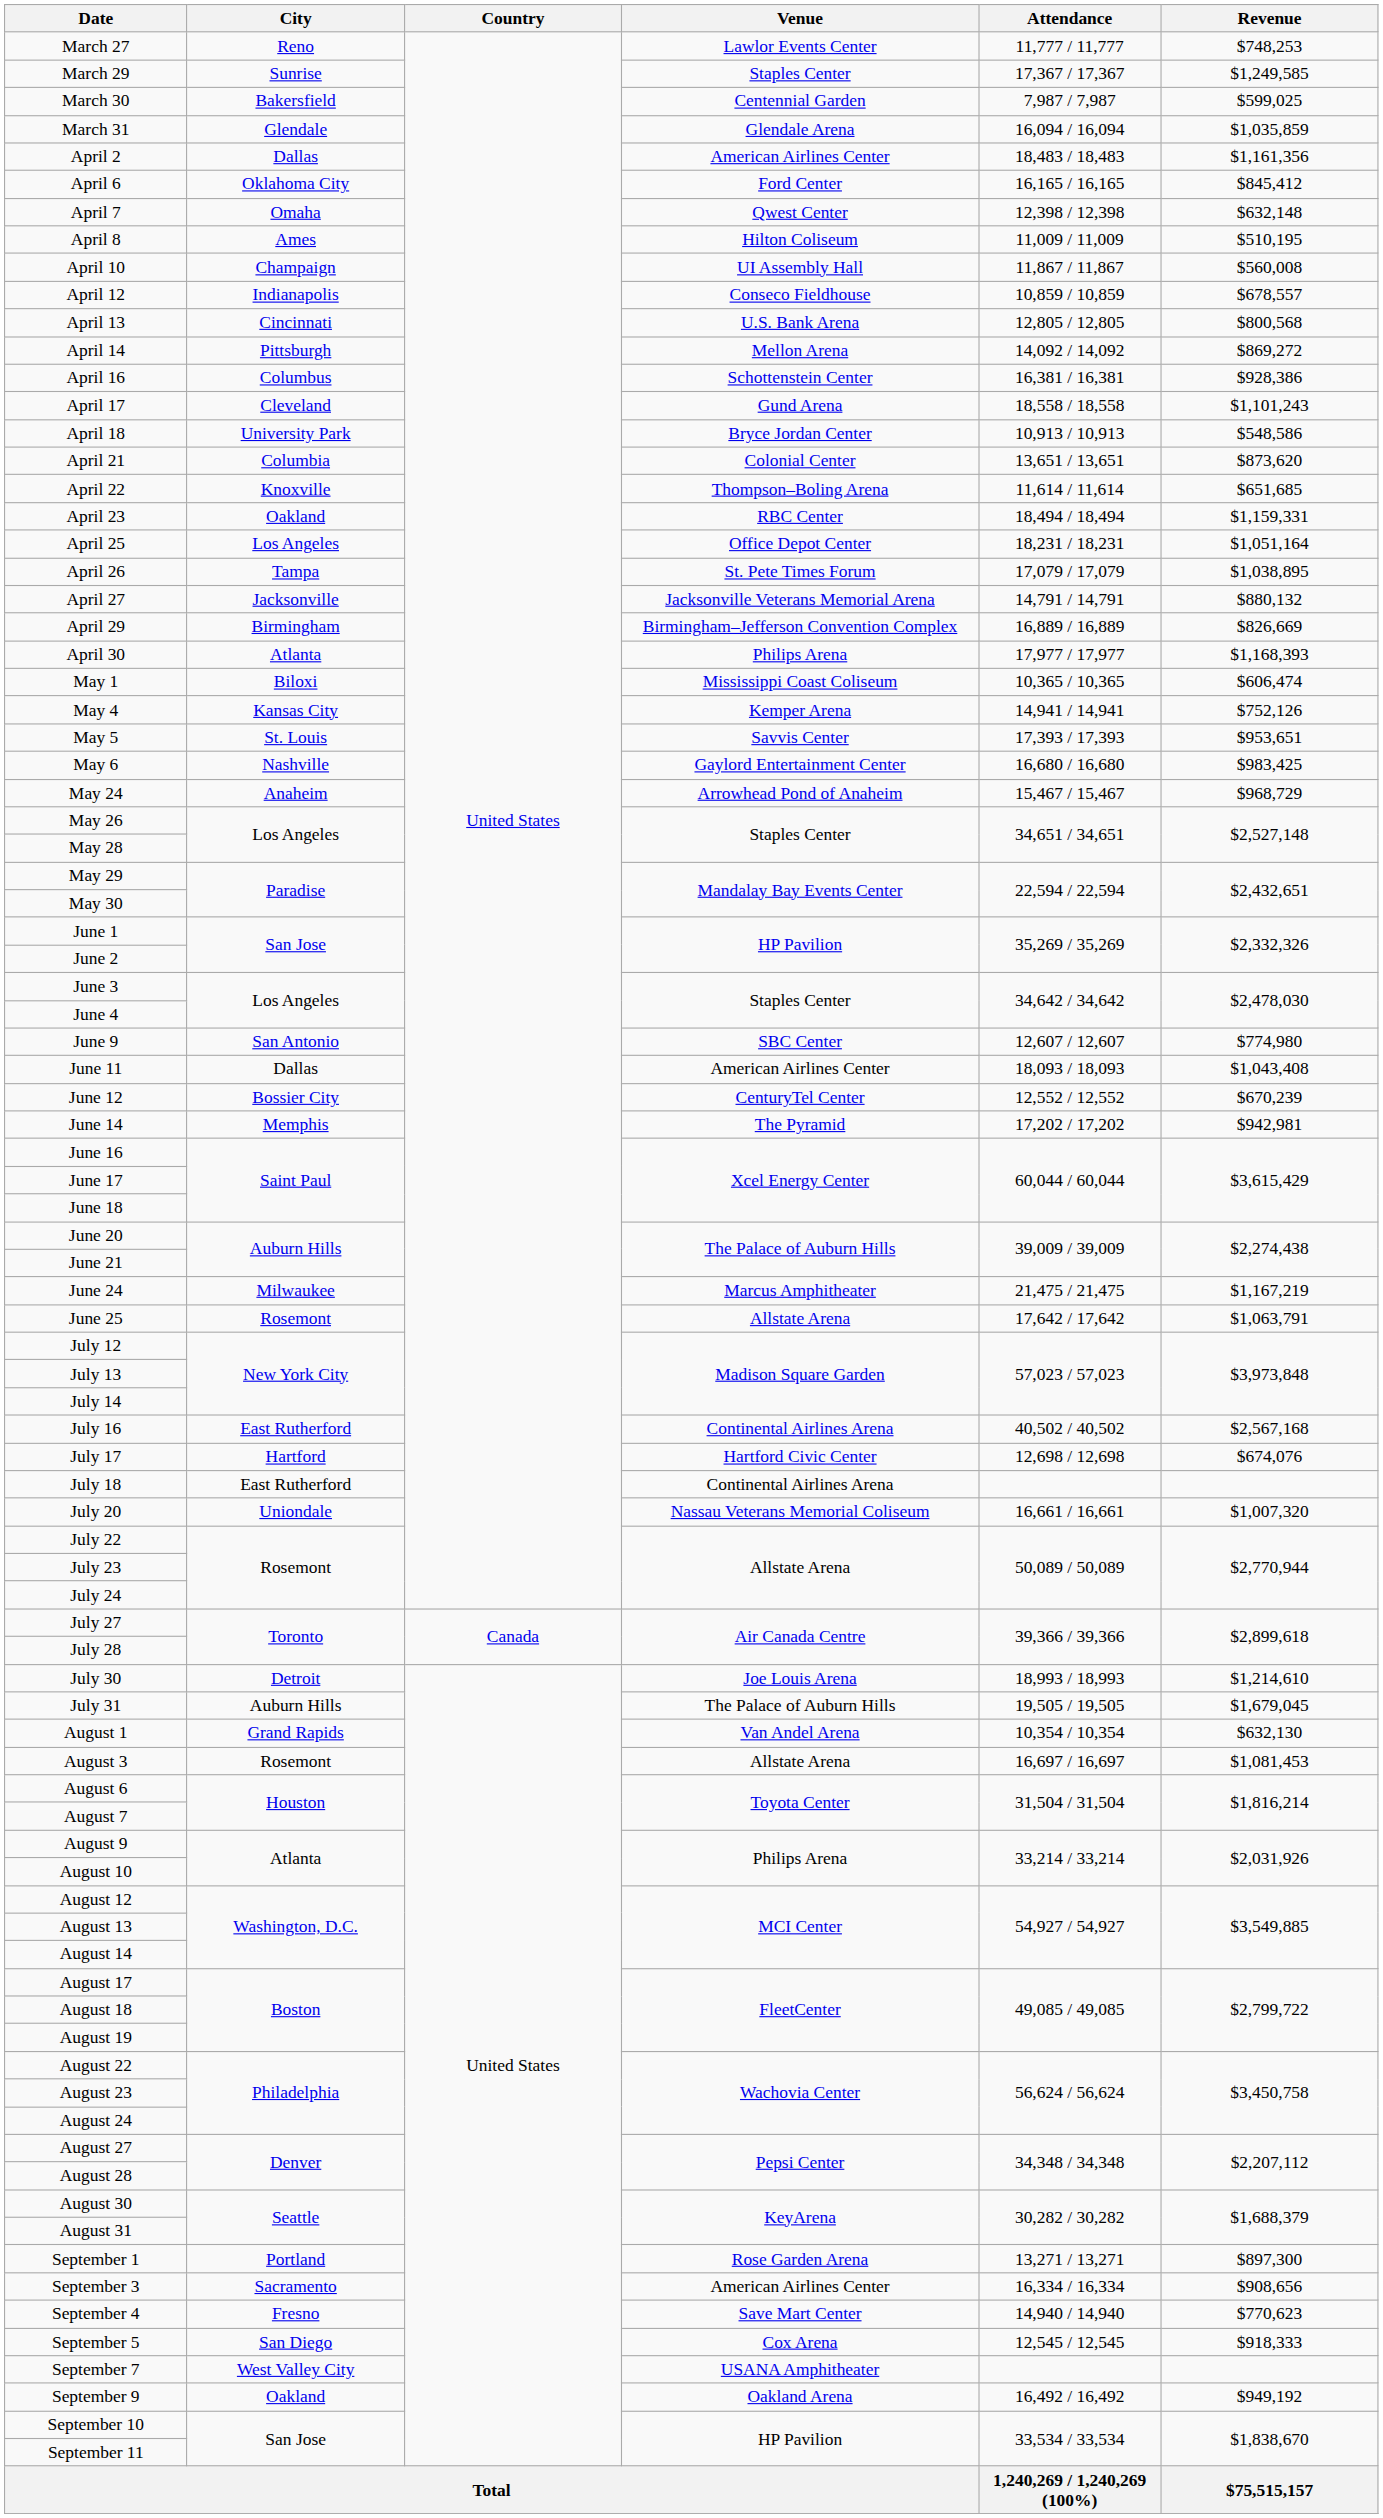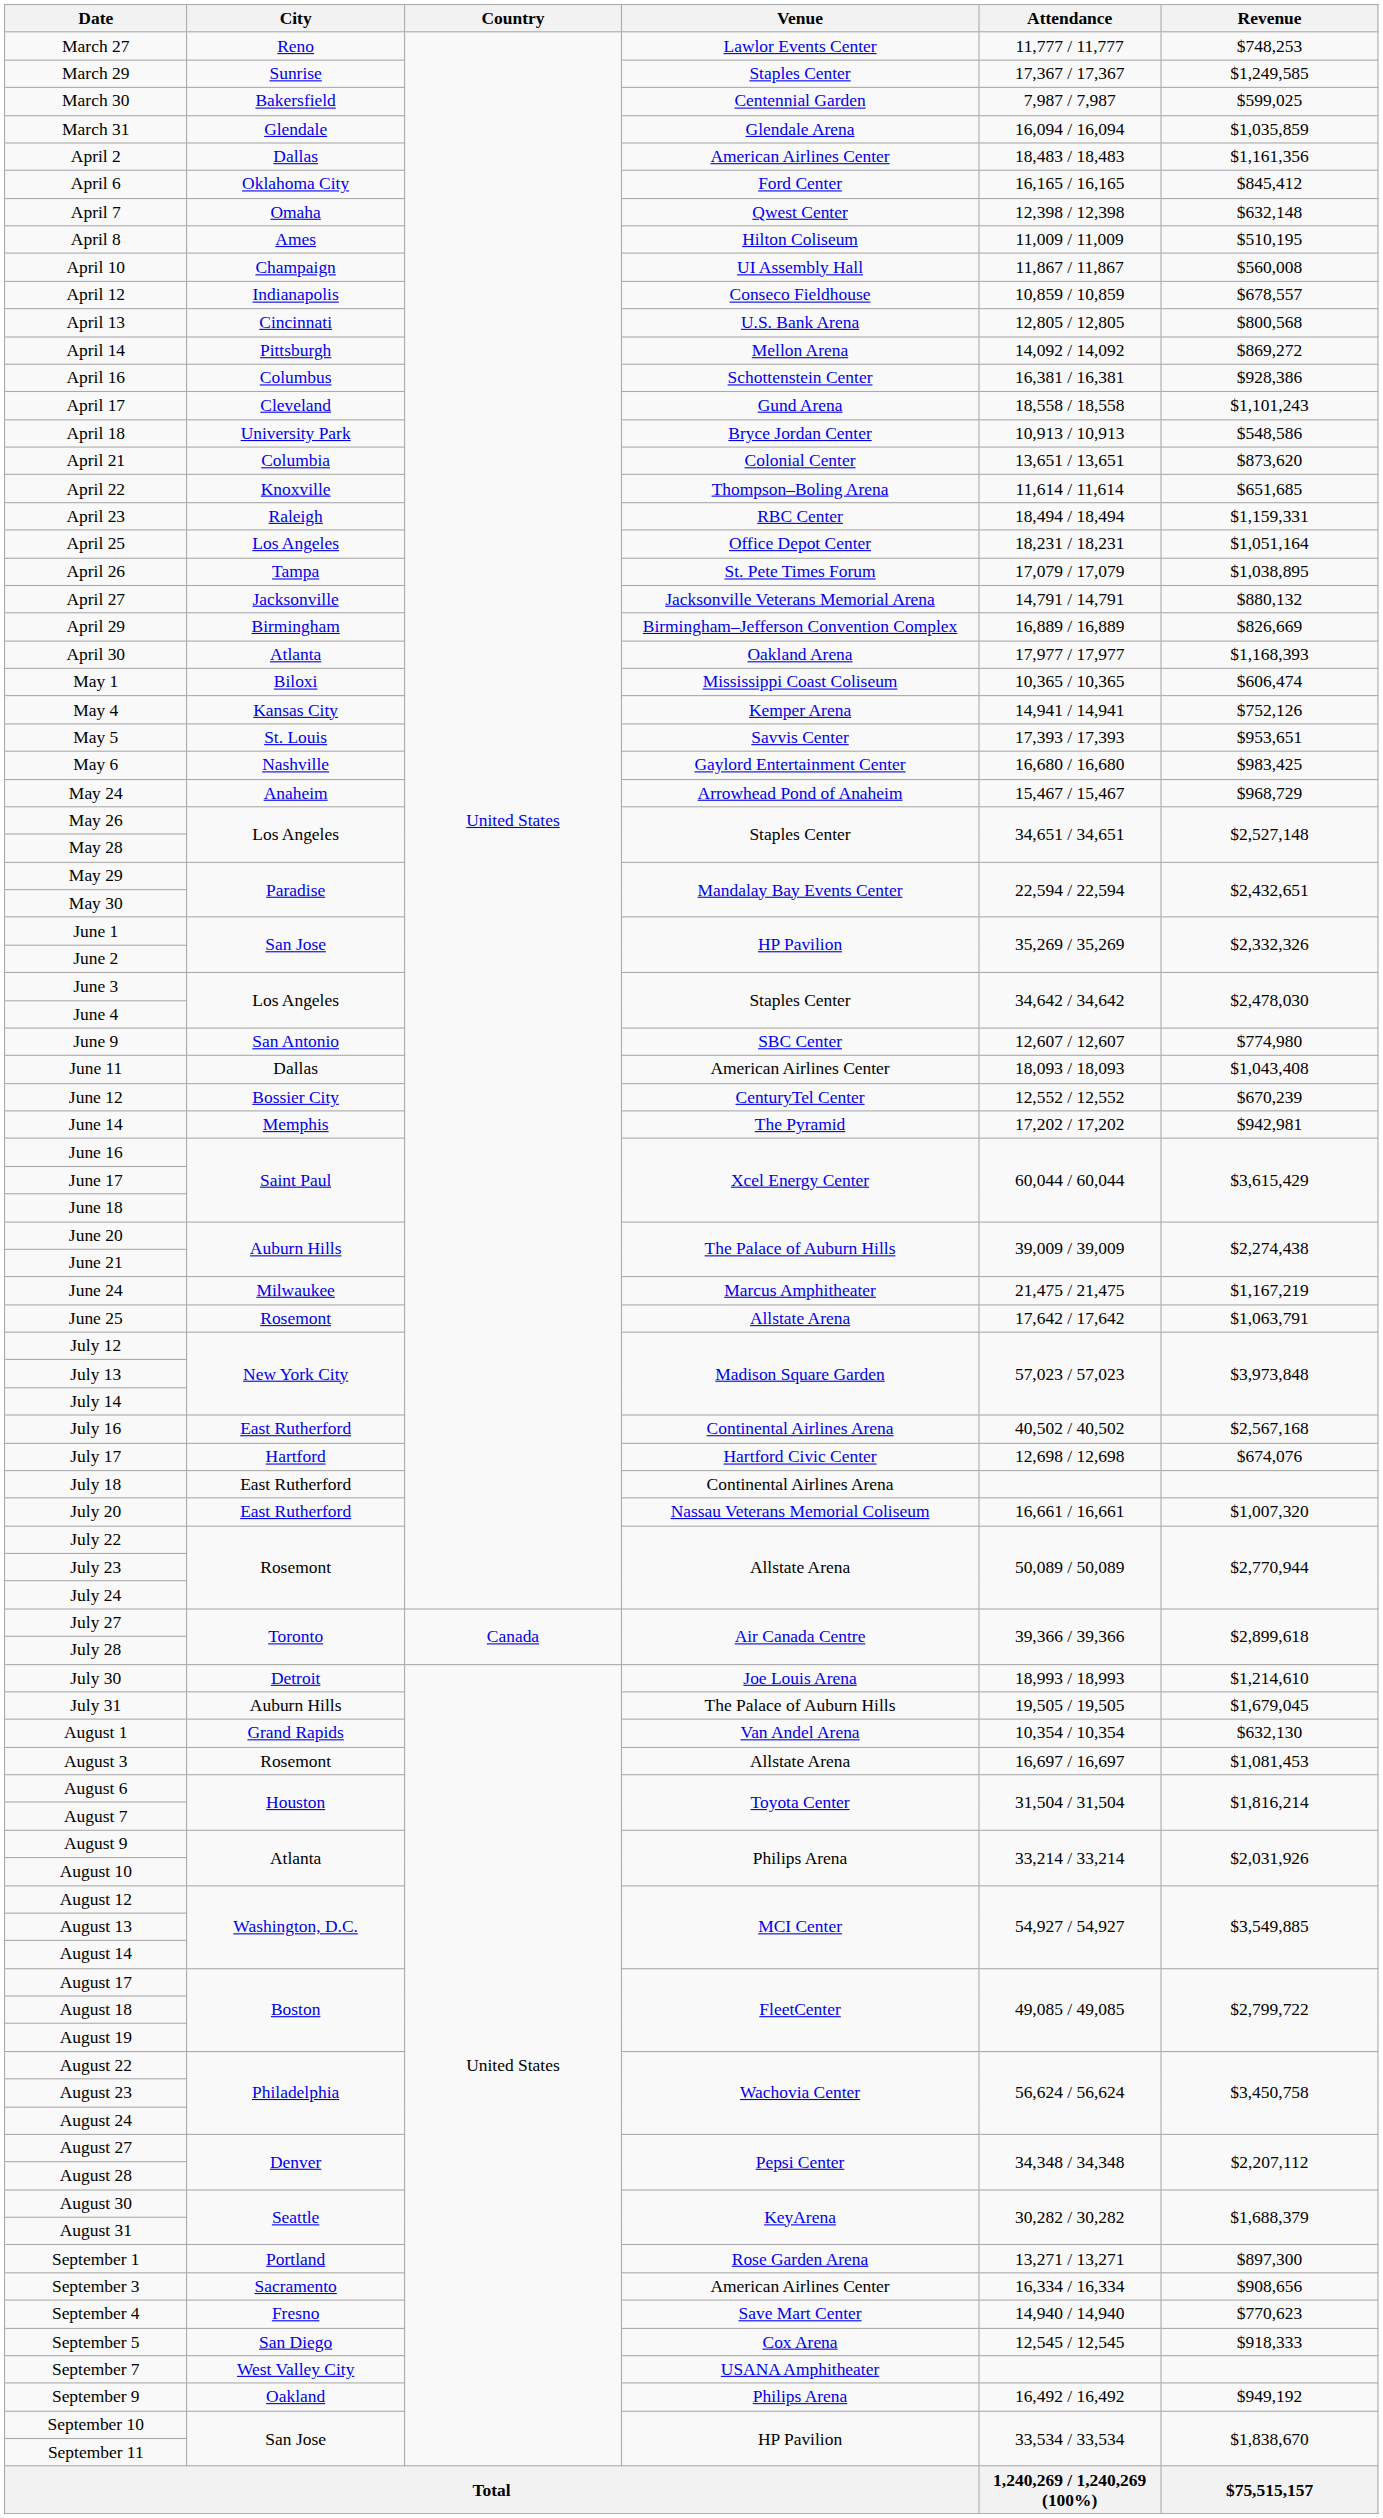(296, 516) Oakland -> (296, 516) Raleigh
(800, 654) Philips Arena -> (800, 654) Oakland Arena
(296, 1511) Uniondale -> (296, 1511) East Rutherford
(800, 2396) Oakland Arena -> (800, 2396) Philips Arena
